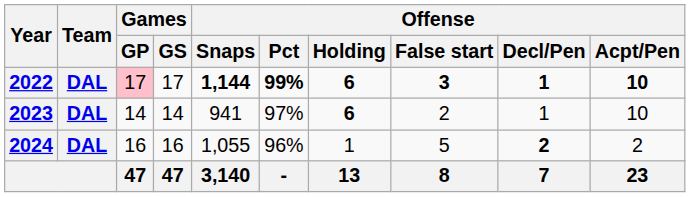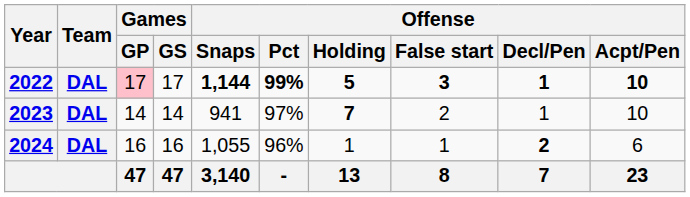(349, 82) 6 -> (349, 82) 5
(349, 113) 6 -> (349, 113) 7
(444, 144) 5 -> (444, 144) 1
(637, 144) 2 -> (637, 144) 6
